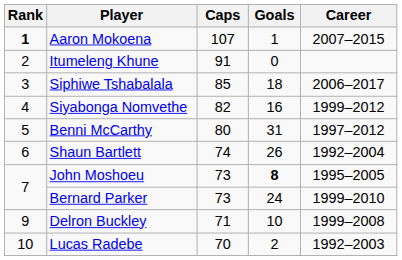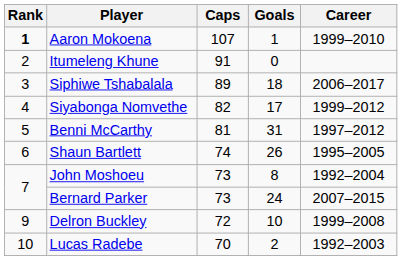(349, 38) 2007–2015 -> (349, 38) 1999–2010
(223, 84) 85 -> (223, 84) 89
(274, 107) 16 -> (274, 107) 17
(223, 130) 80 -> (223, 130) 81
(349, 152) 1992–2004 -> (349, 152) 1995–2005
(274, 175) bold -> (274, 175) normal
(349, 175) 1995–2005 -> (349, 175) 1992–2004
(349, 198) 1999–2010 -> (349, 198) 2007–2015
(223, 221) 71 -> (223, 221) 72
